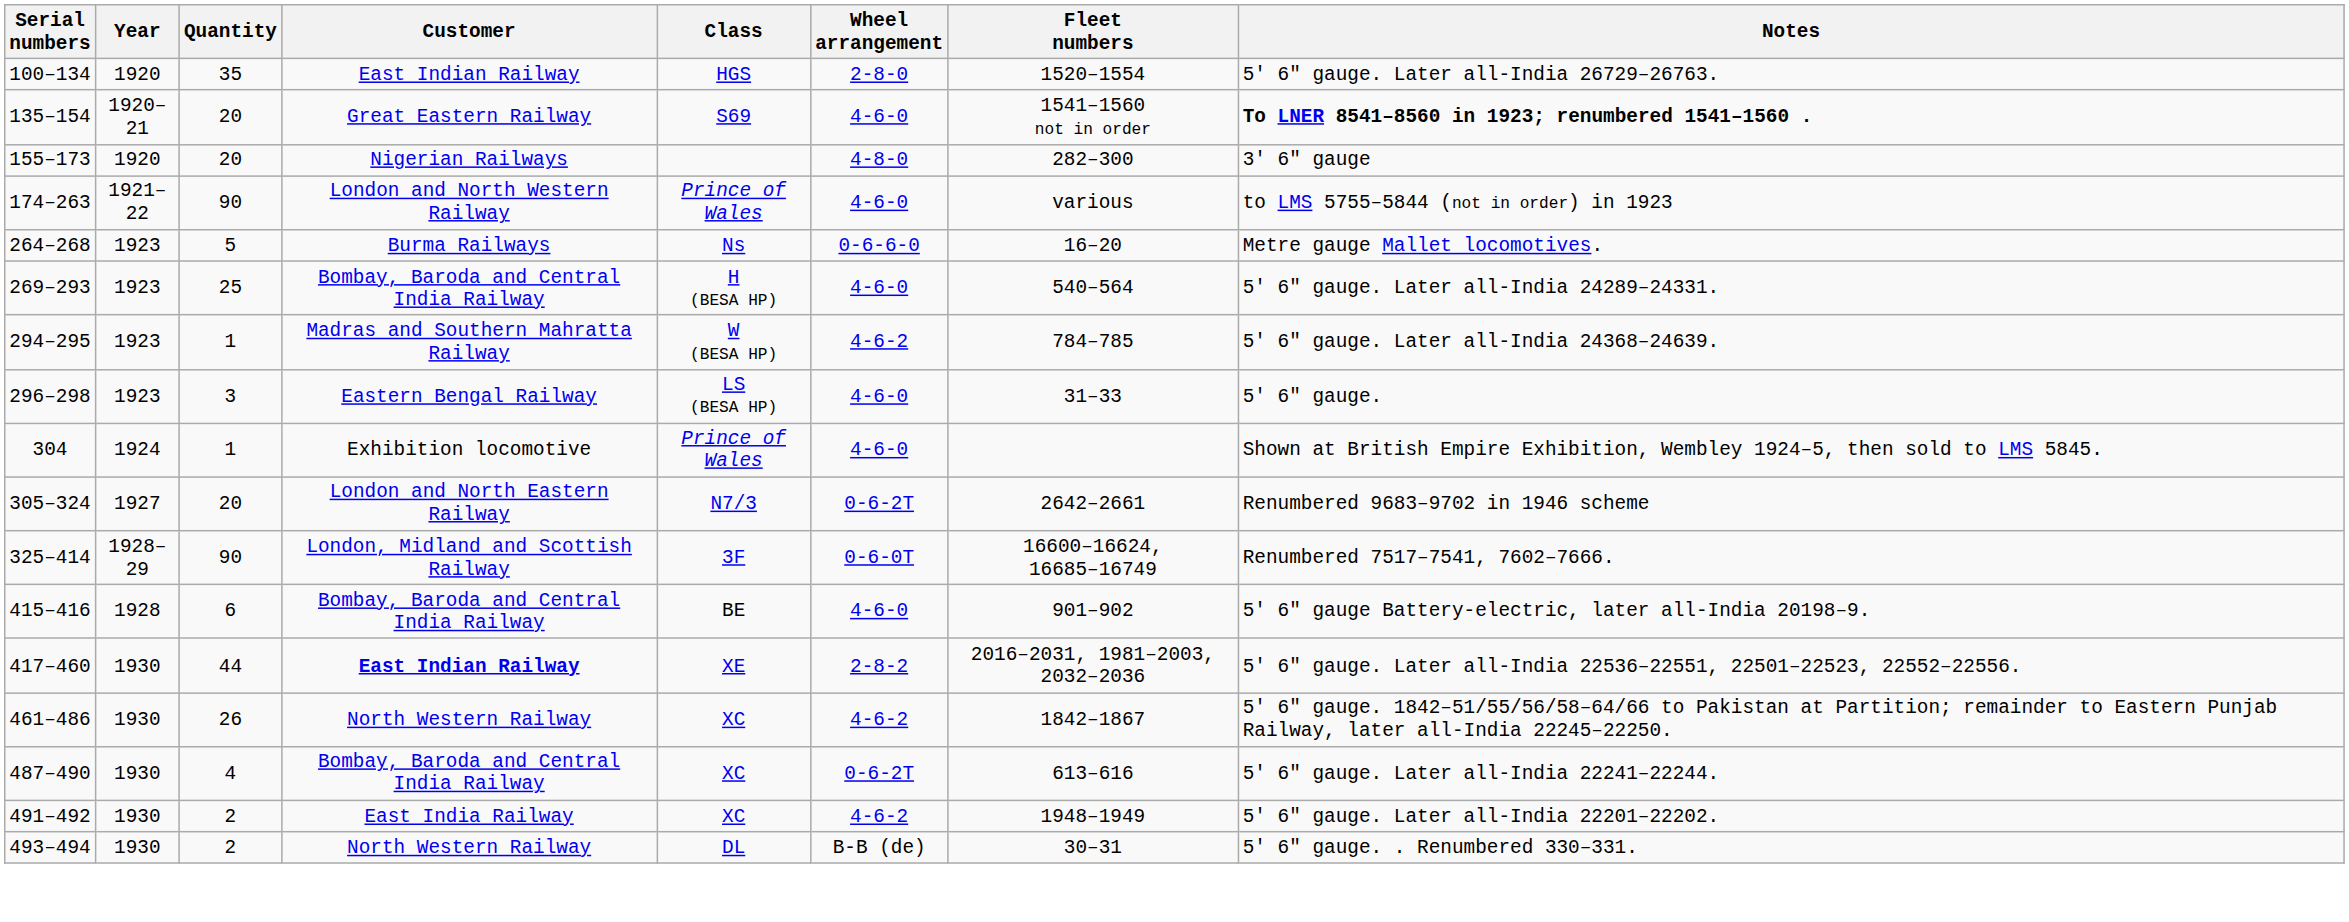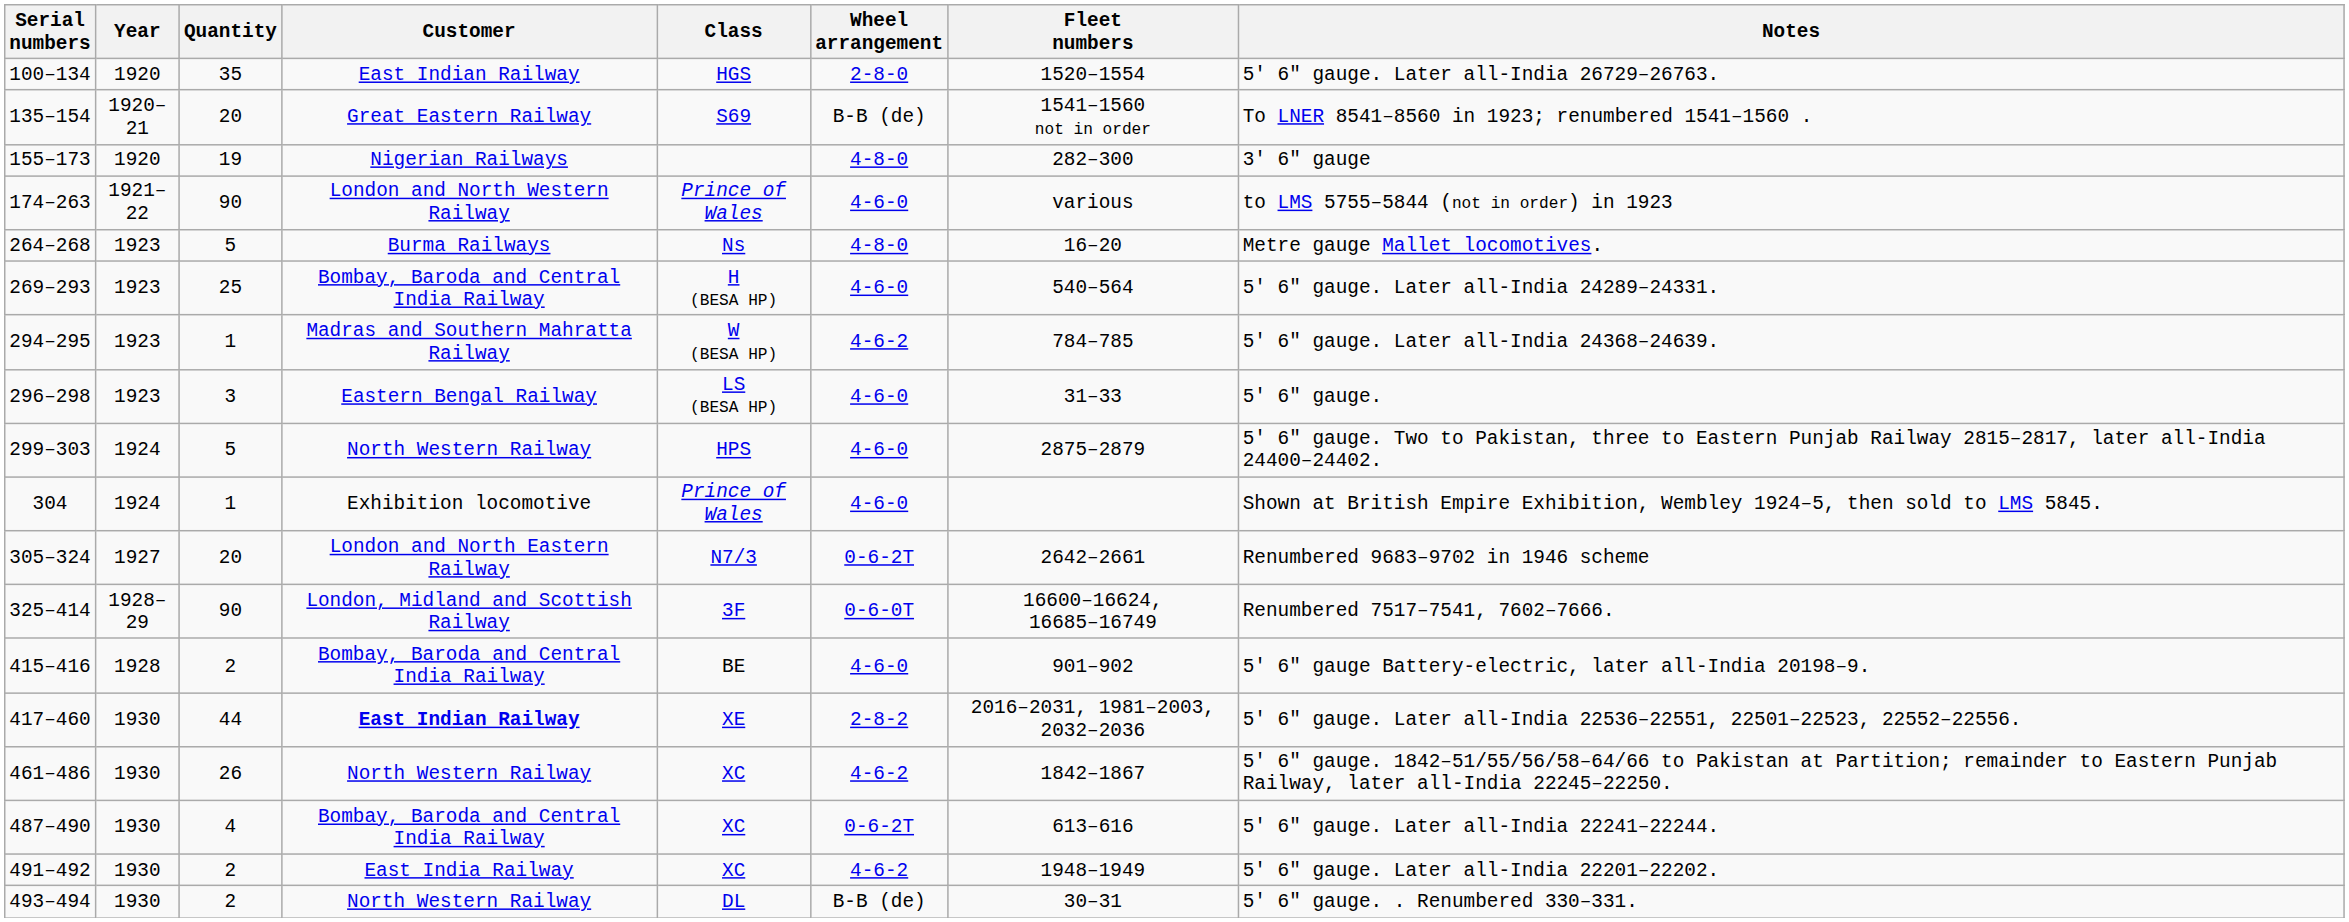(879, 117) 4-6-0 -> (879, 117) B-B (de)
(1527, 117) bold -> (1527, 117) normal
(230, 160) 20 -> (230, 160) 19
(879, 245) 0-6-6-0 -> (879, 245) 4-8-0
+ row: (50, 450)
(230, 612) 6 -> (230, 666) 2
